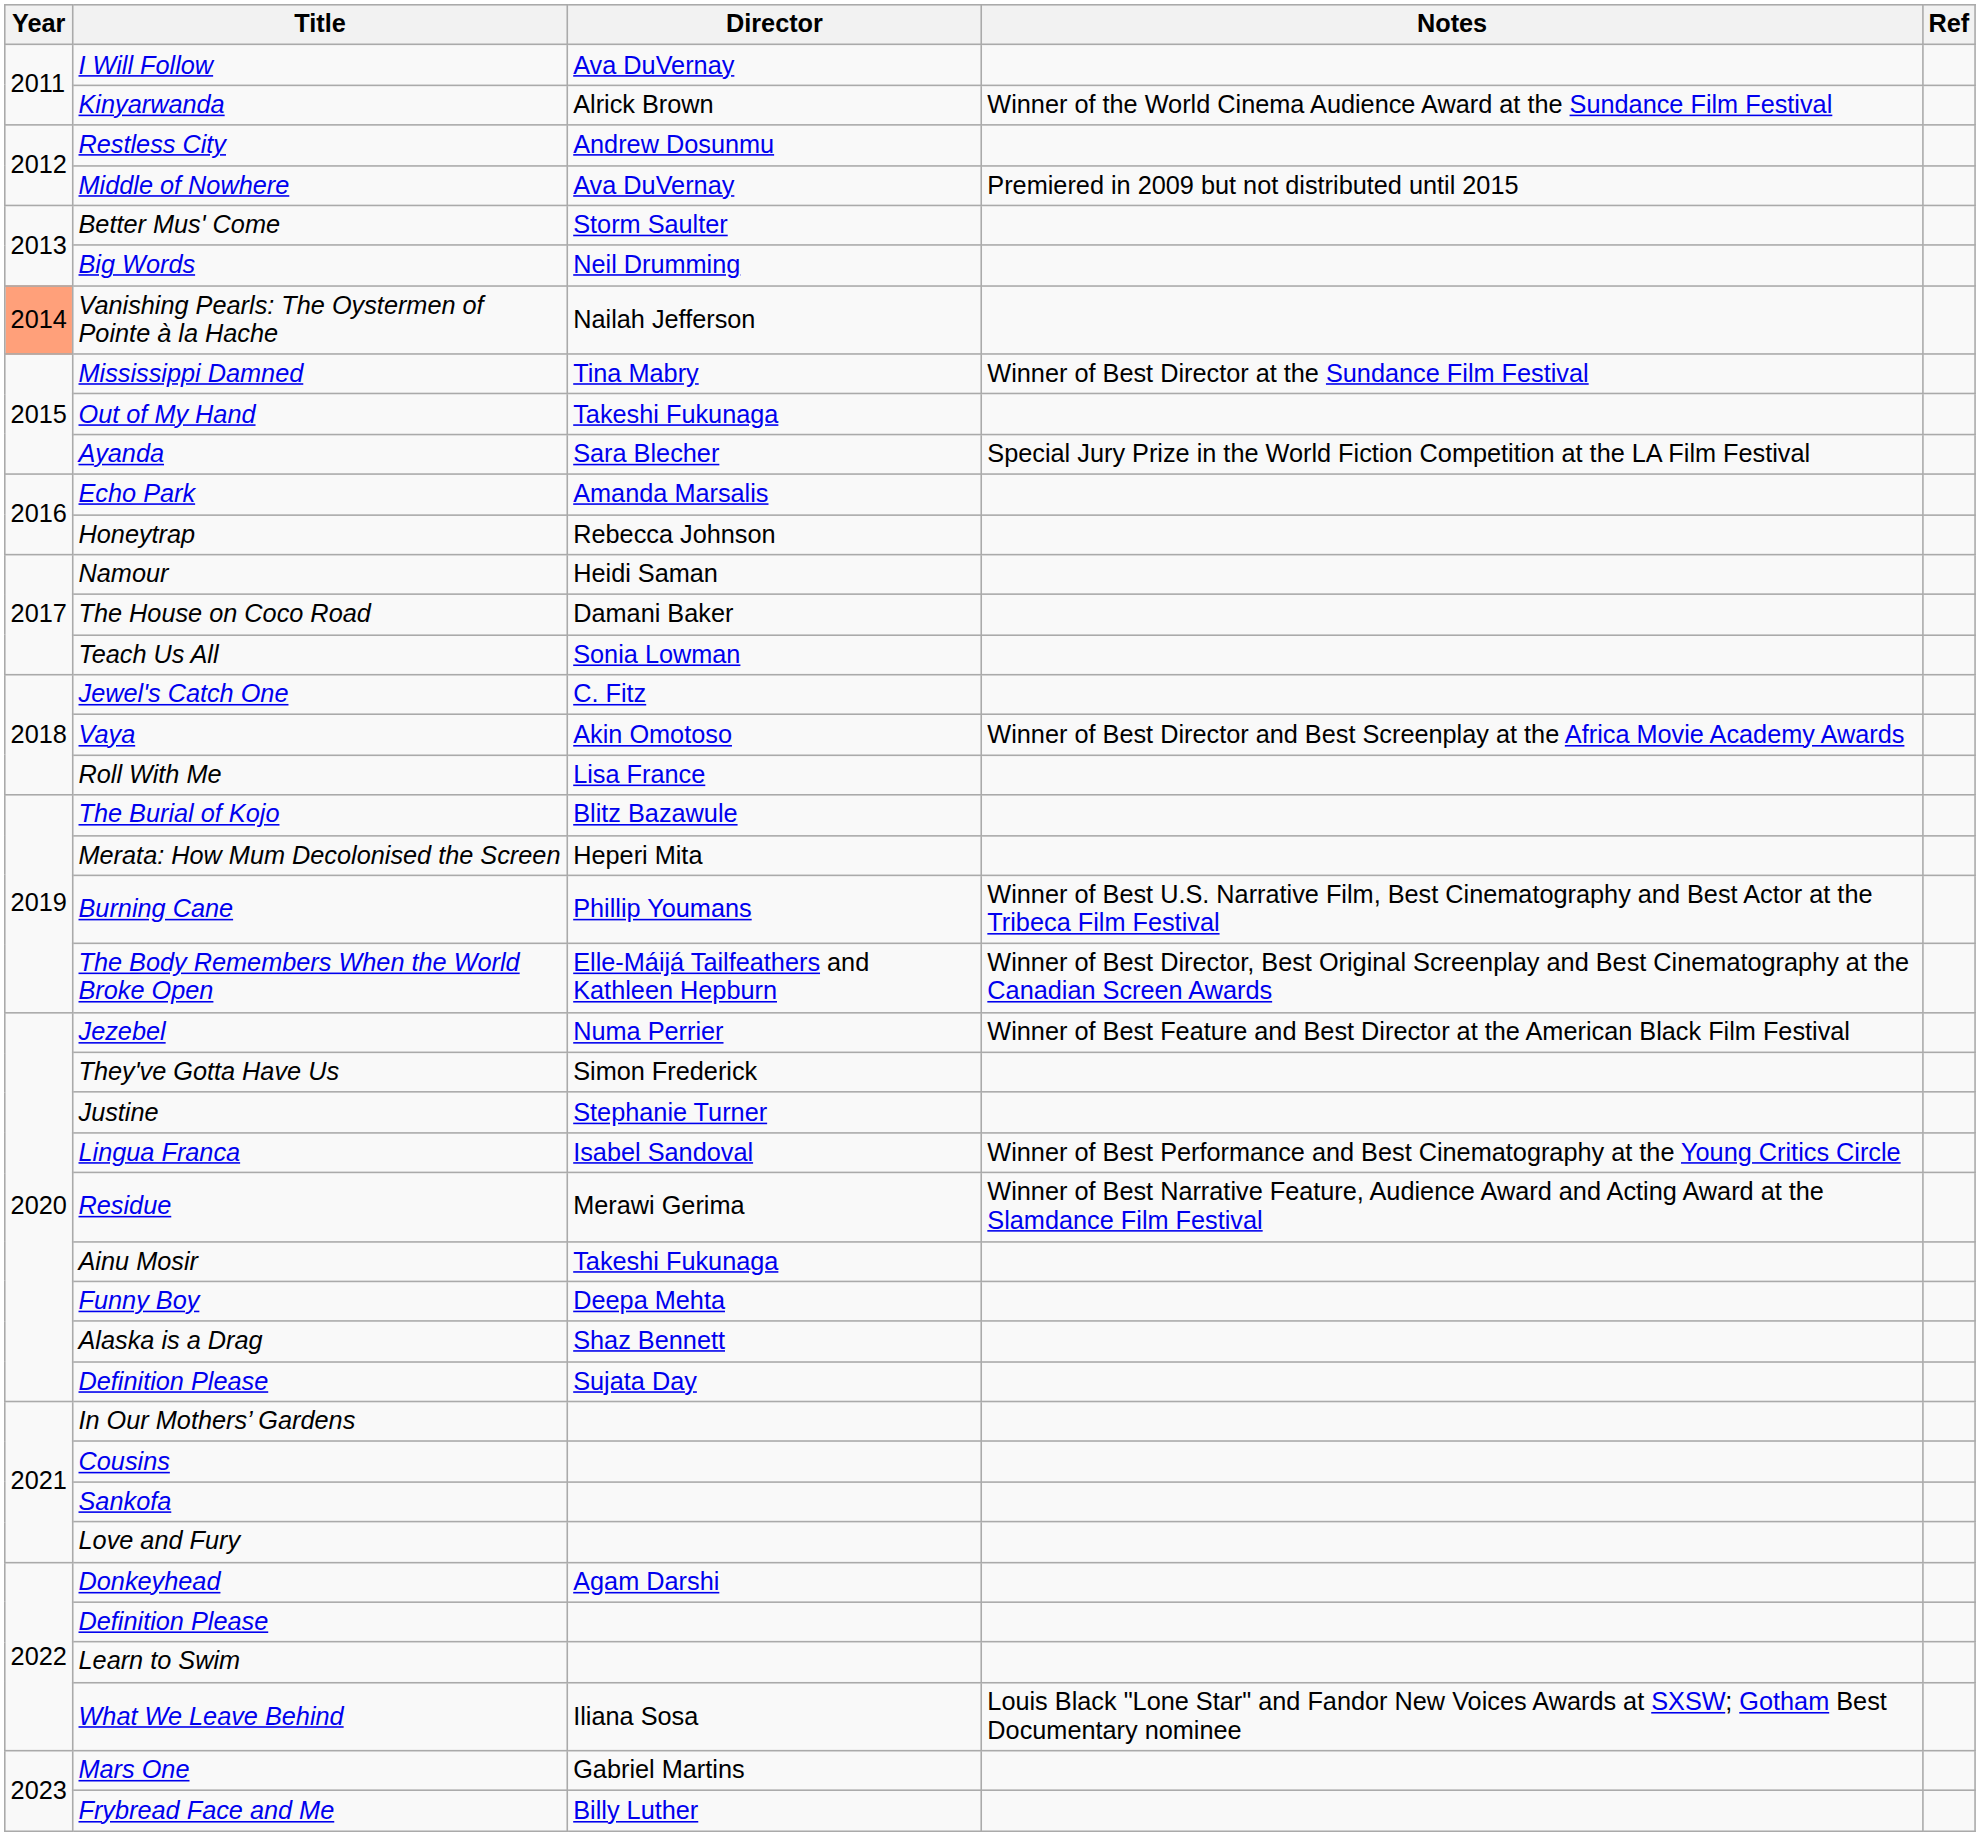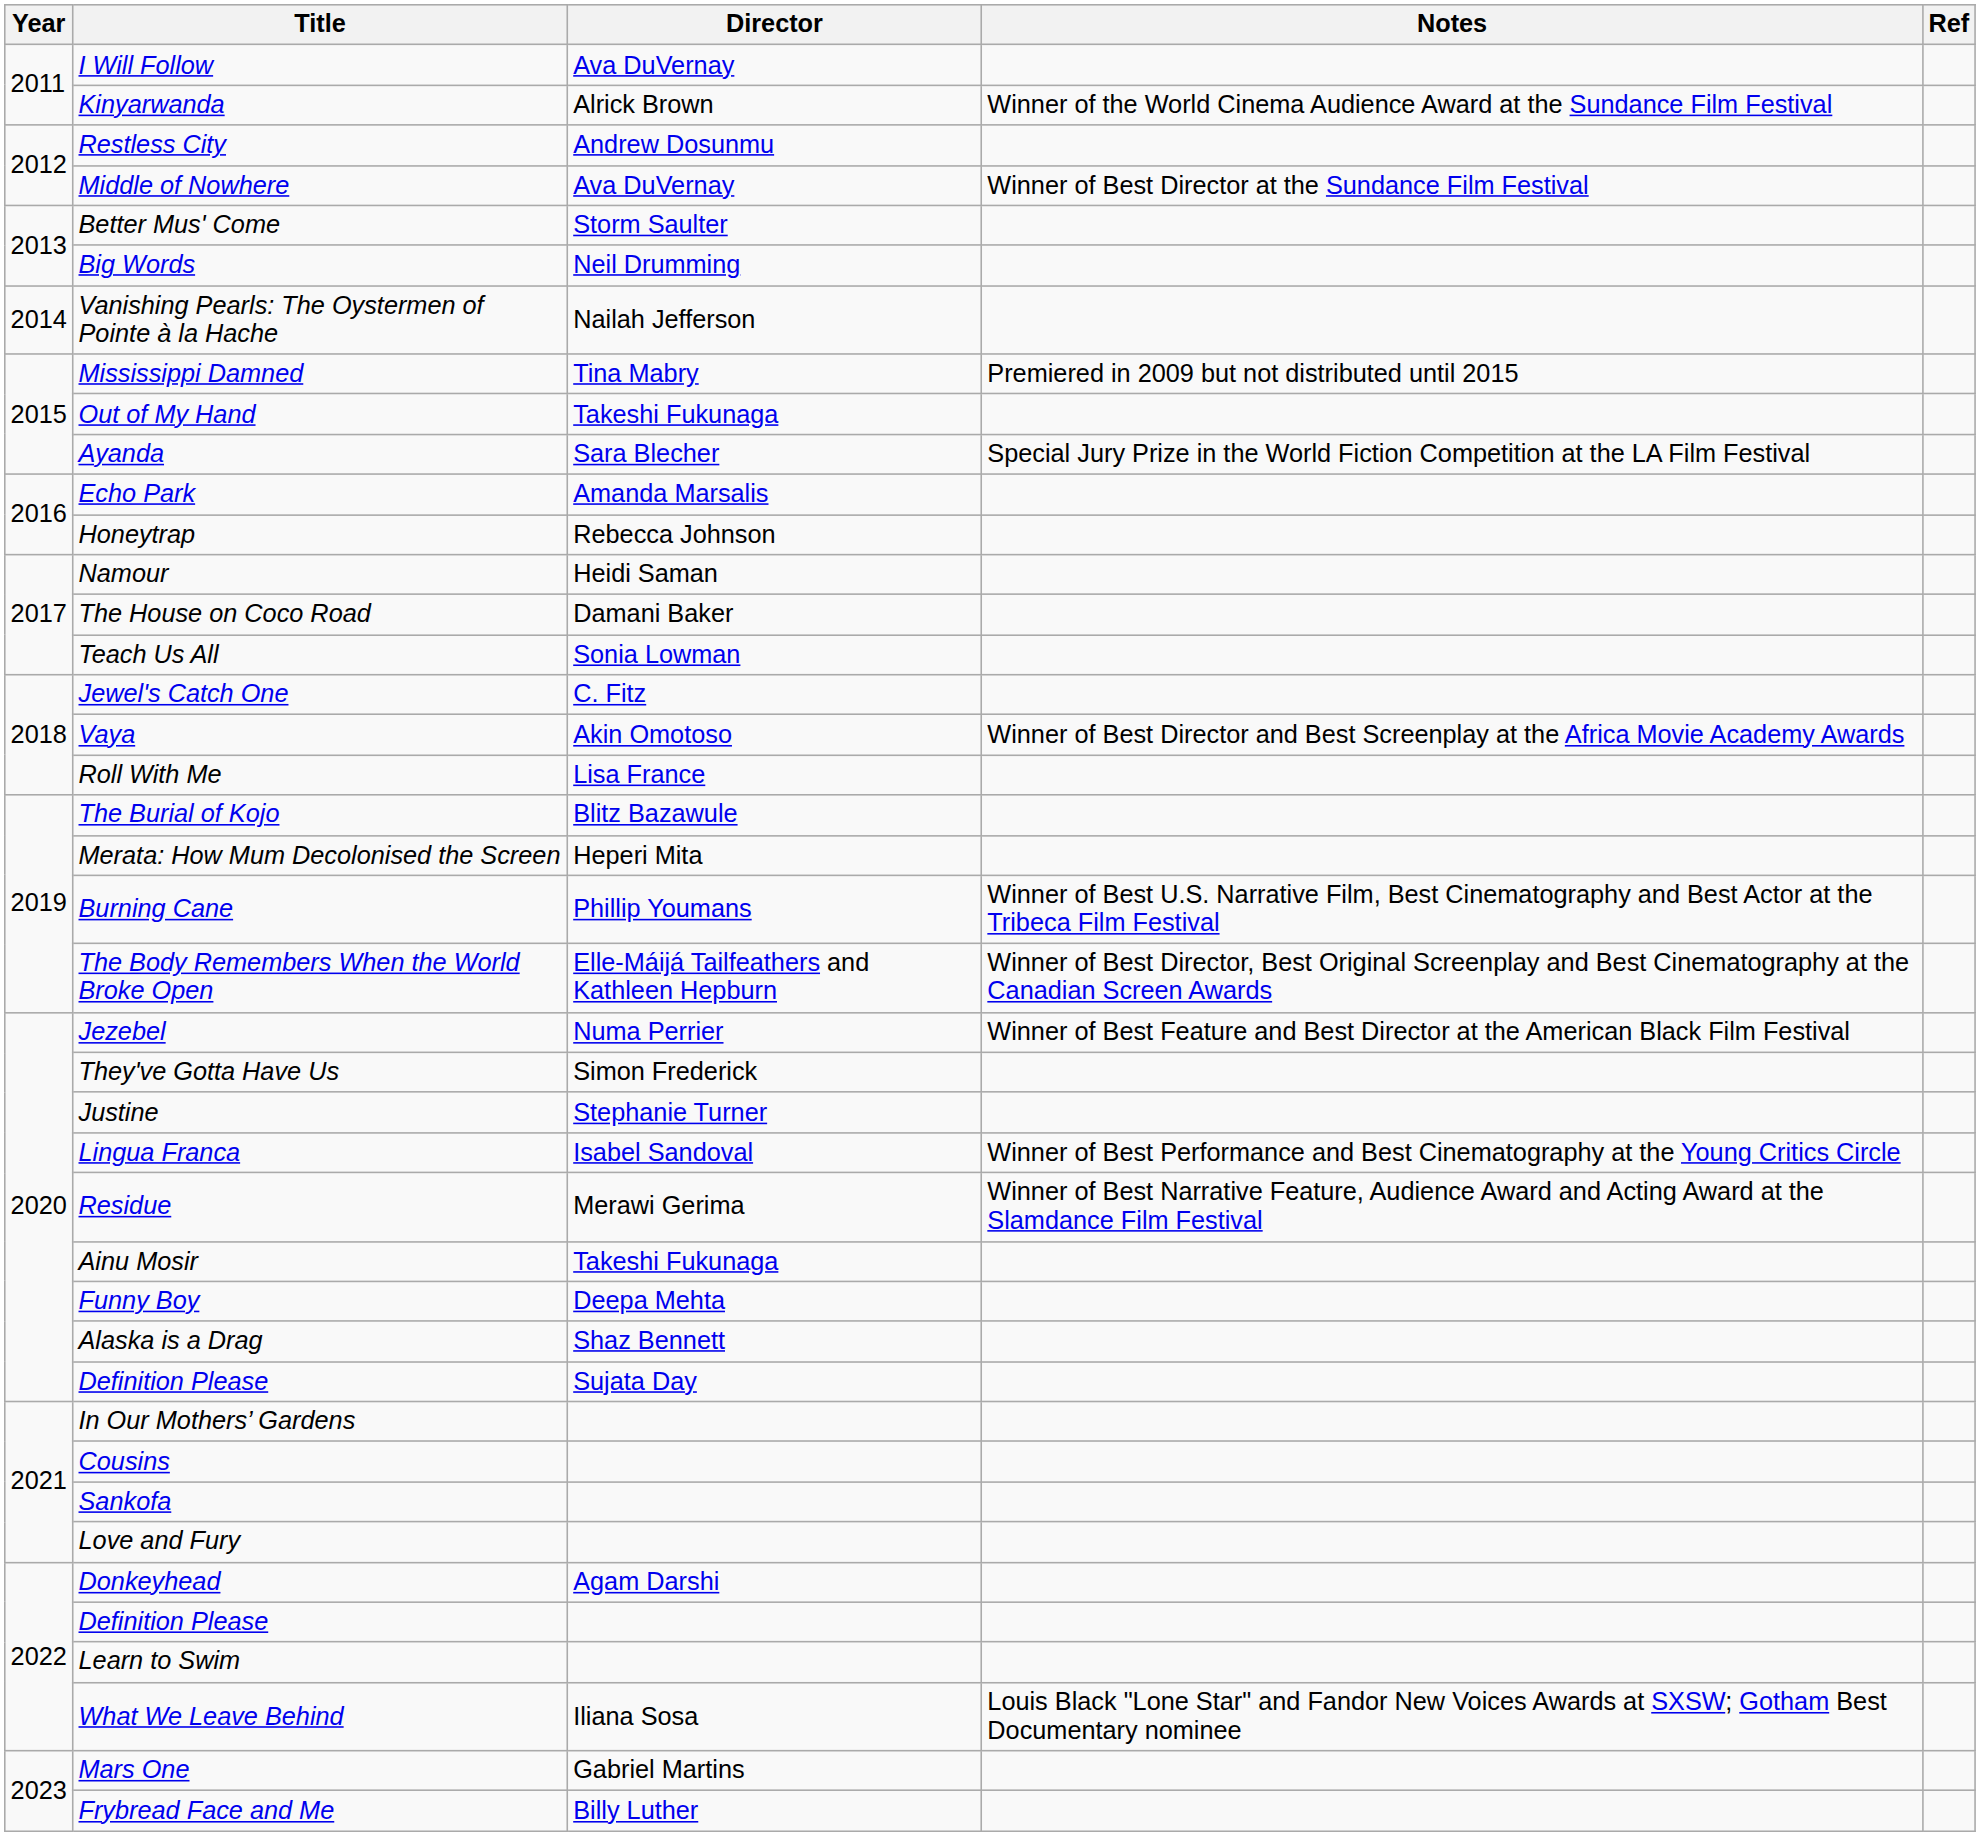(1253, 184) Premiered in 2009 but not distributed until 2015 -> (1288, 184) Winner of Best Director at the Sundance Film Festival
(39, 319) lightsalmon background -> (39, 319) no background
(1288, 373) Winner of Best Director at the Sundance Film Festival -> (1253, 373) Premiered in 2009 but not distributed until 2015
